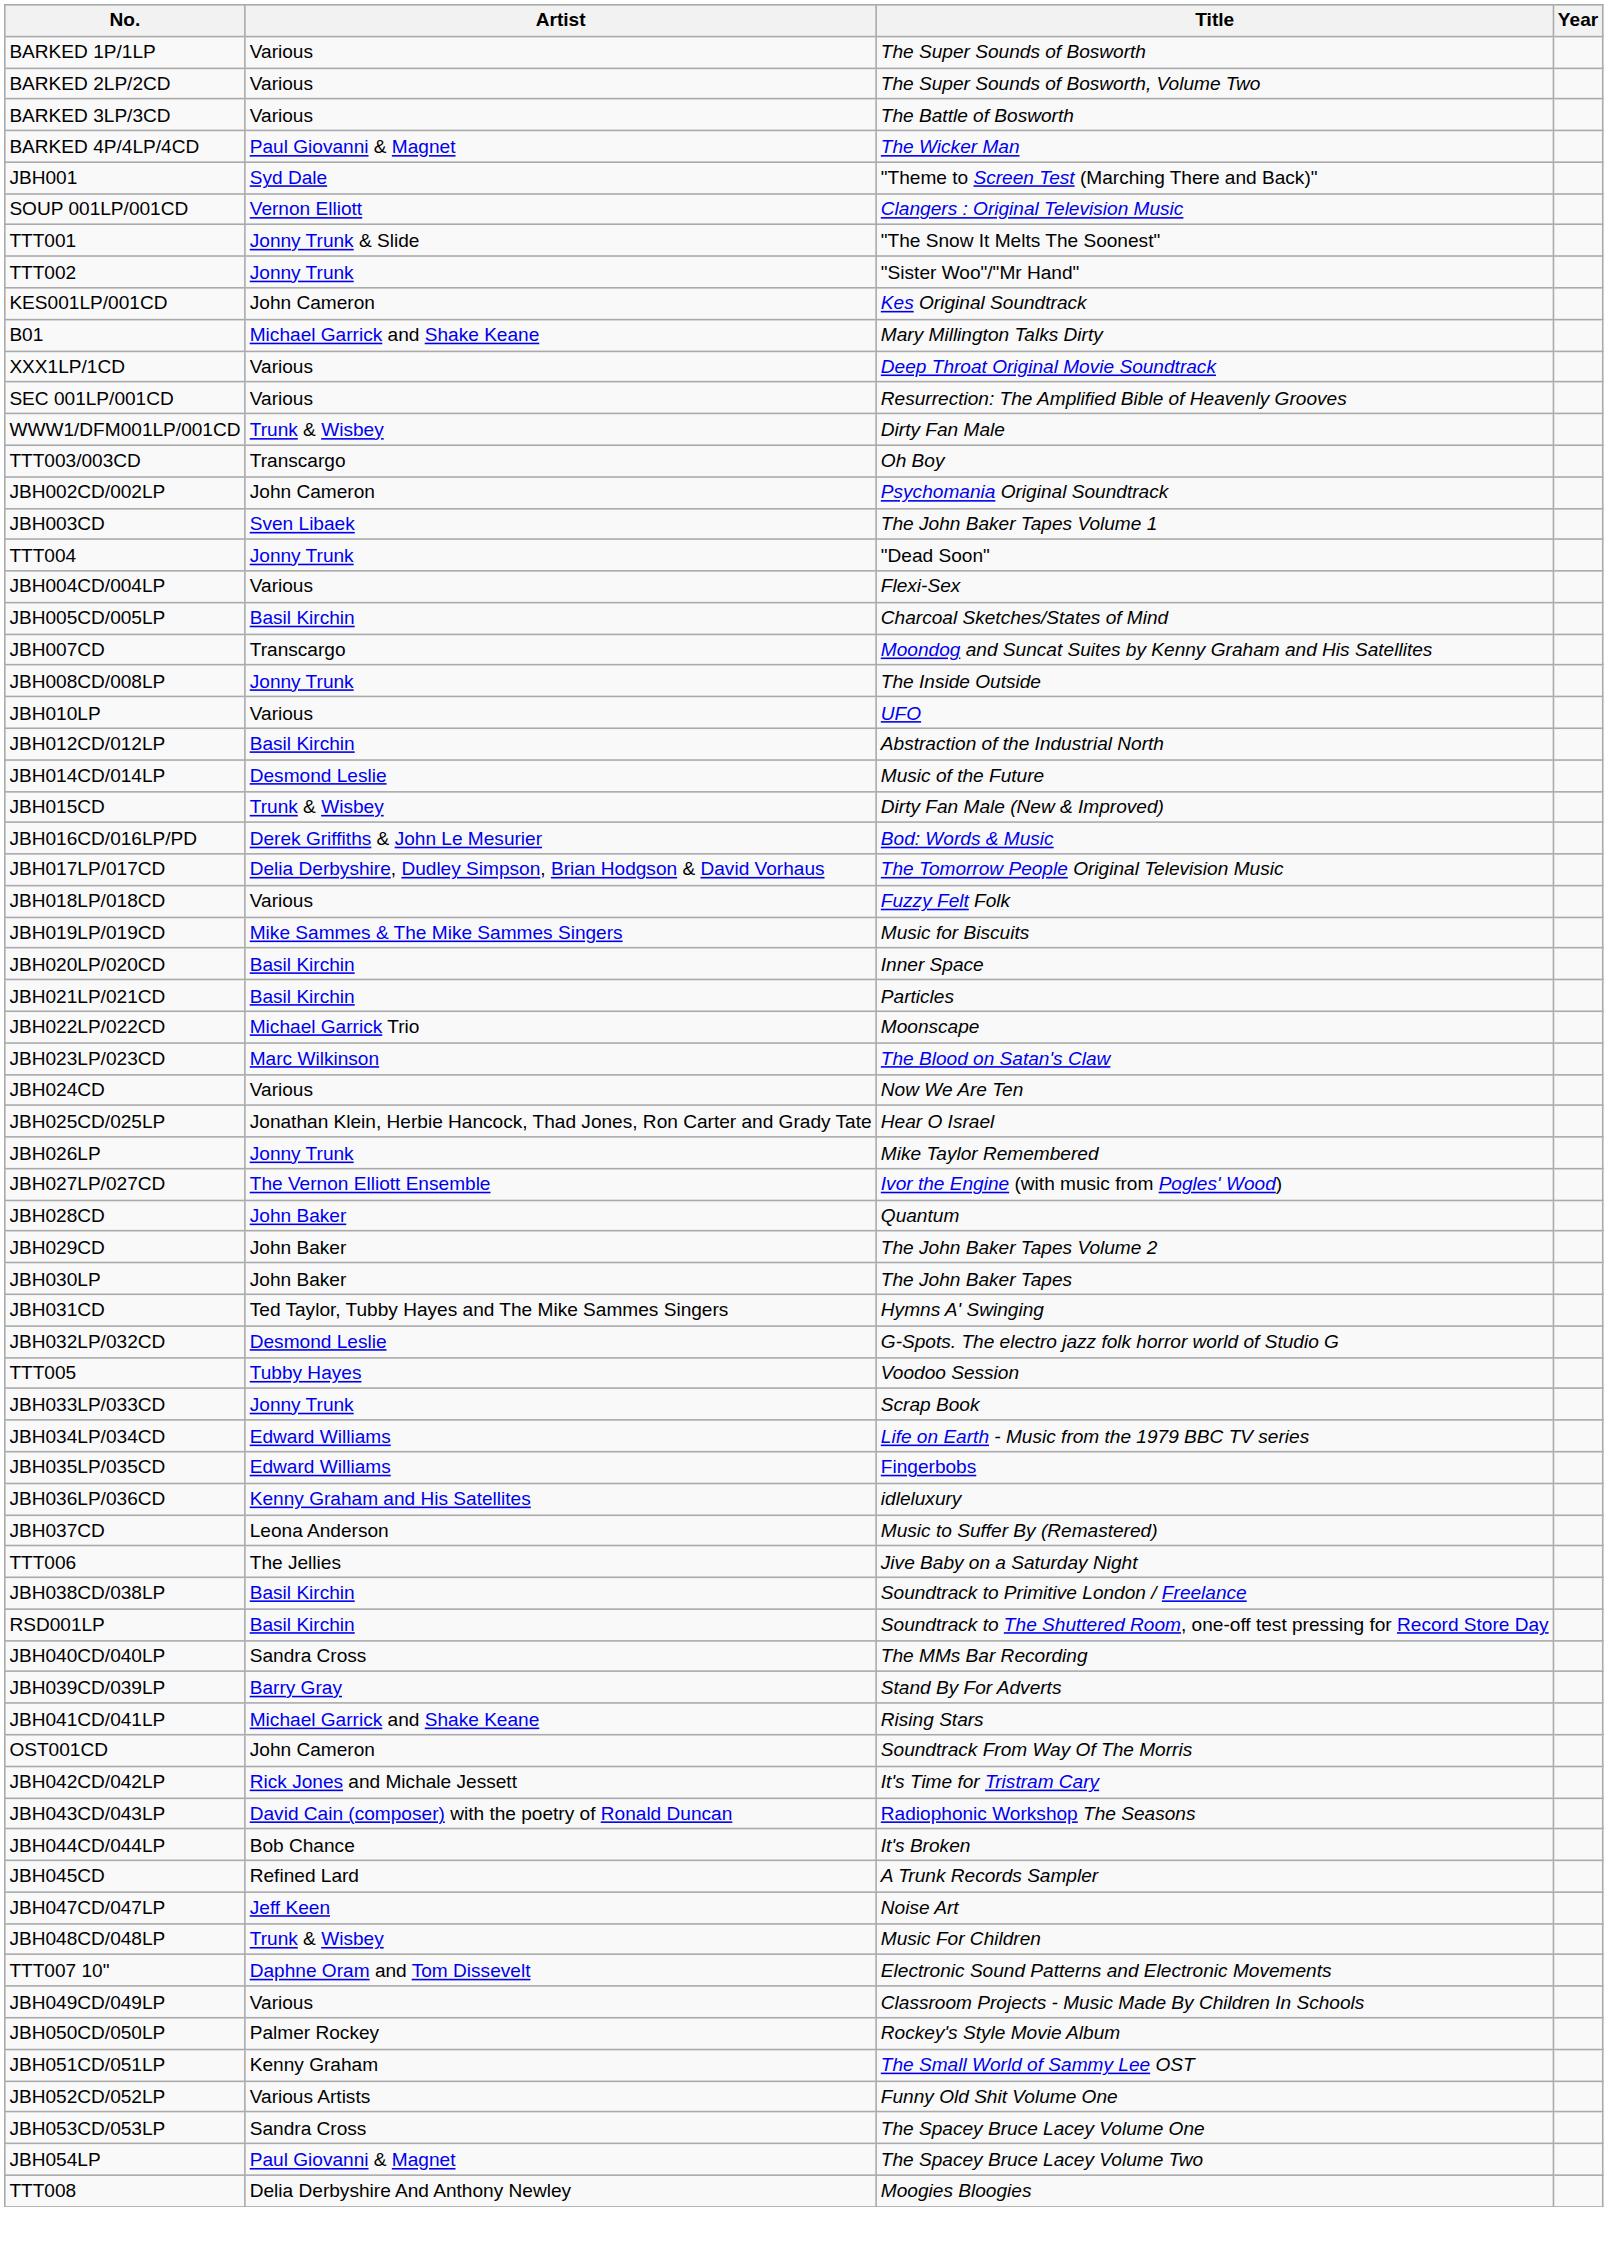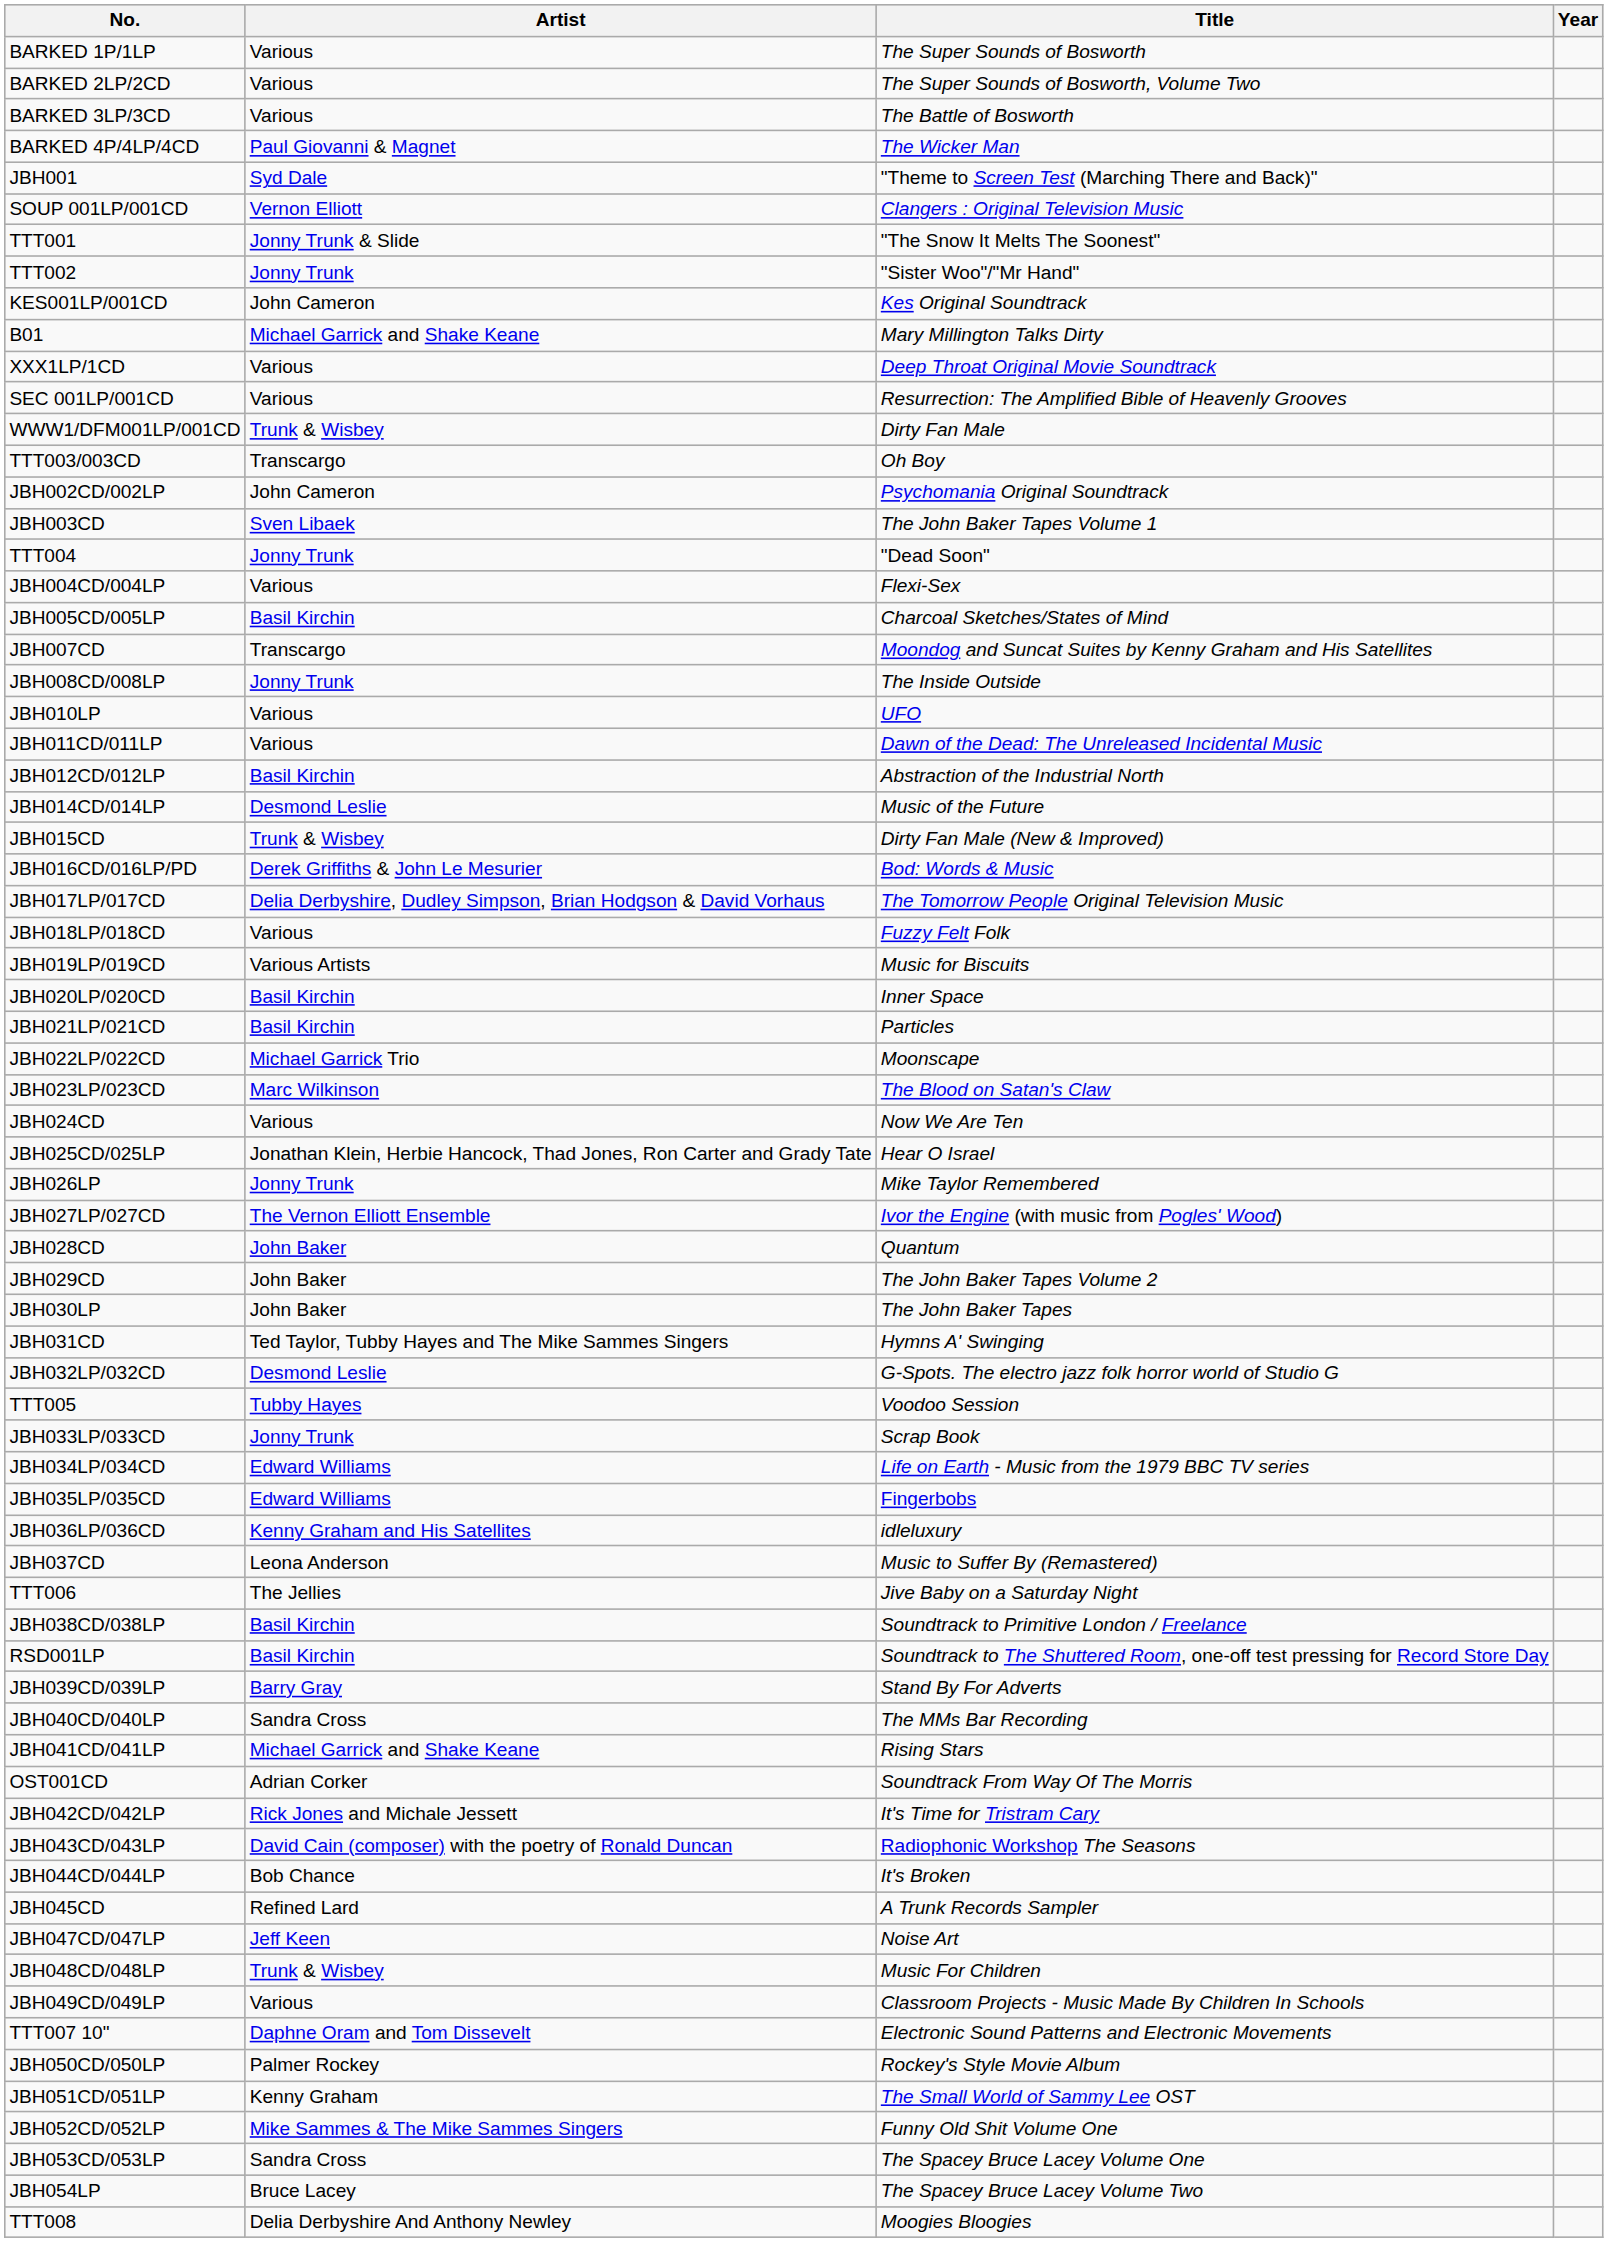+ row: (86, 744)
(436, 933) Mike Sammes & The Mike Sammes Singers -> (310, 964) Various Artists
rows swapped: (87, 1687) <-> (87, 1656)
(312, 1750) John Cameron -> (309, 1782) Adrian Corker
rows swapped: (59, 1971) <-> (87, 2002)
(310, 2096) Various Artists -> (436, 2128) Mike Sammes & The Mike Sammes Singers
(353, 2159) Paul Giovanni & Magnet -> (303, 2191) Bruce Lacey
